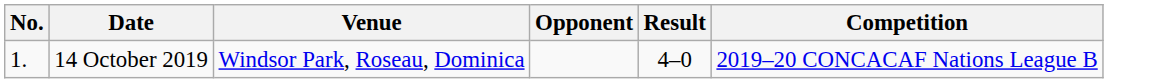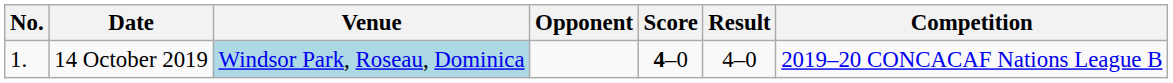+ column: (671, 22)
(372, 58) no background -> (372, 58) lightblue background
